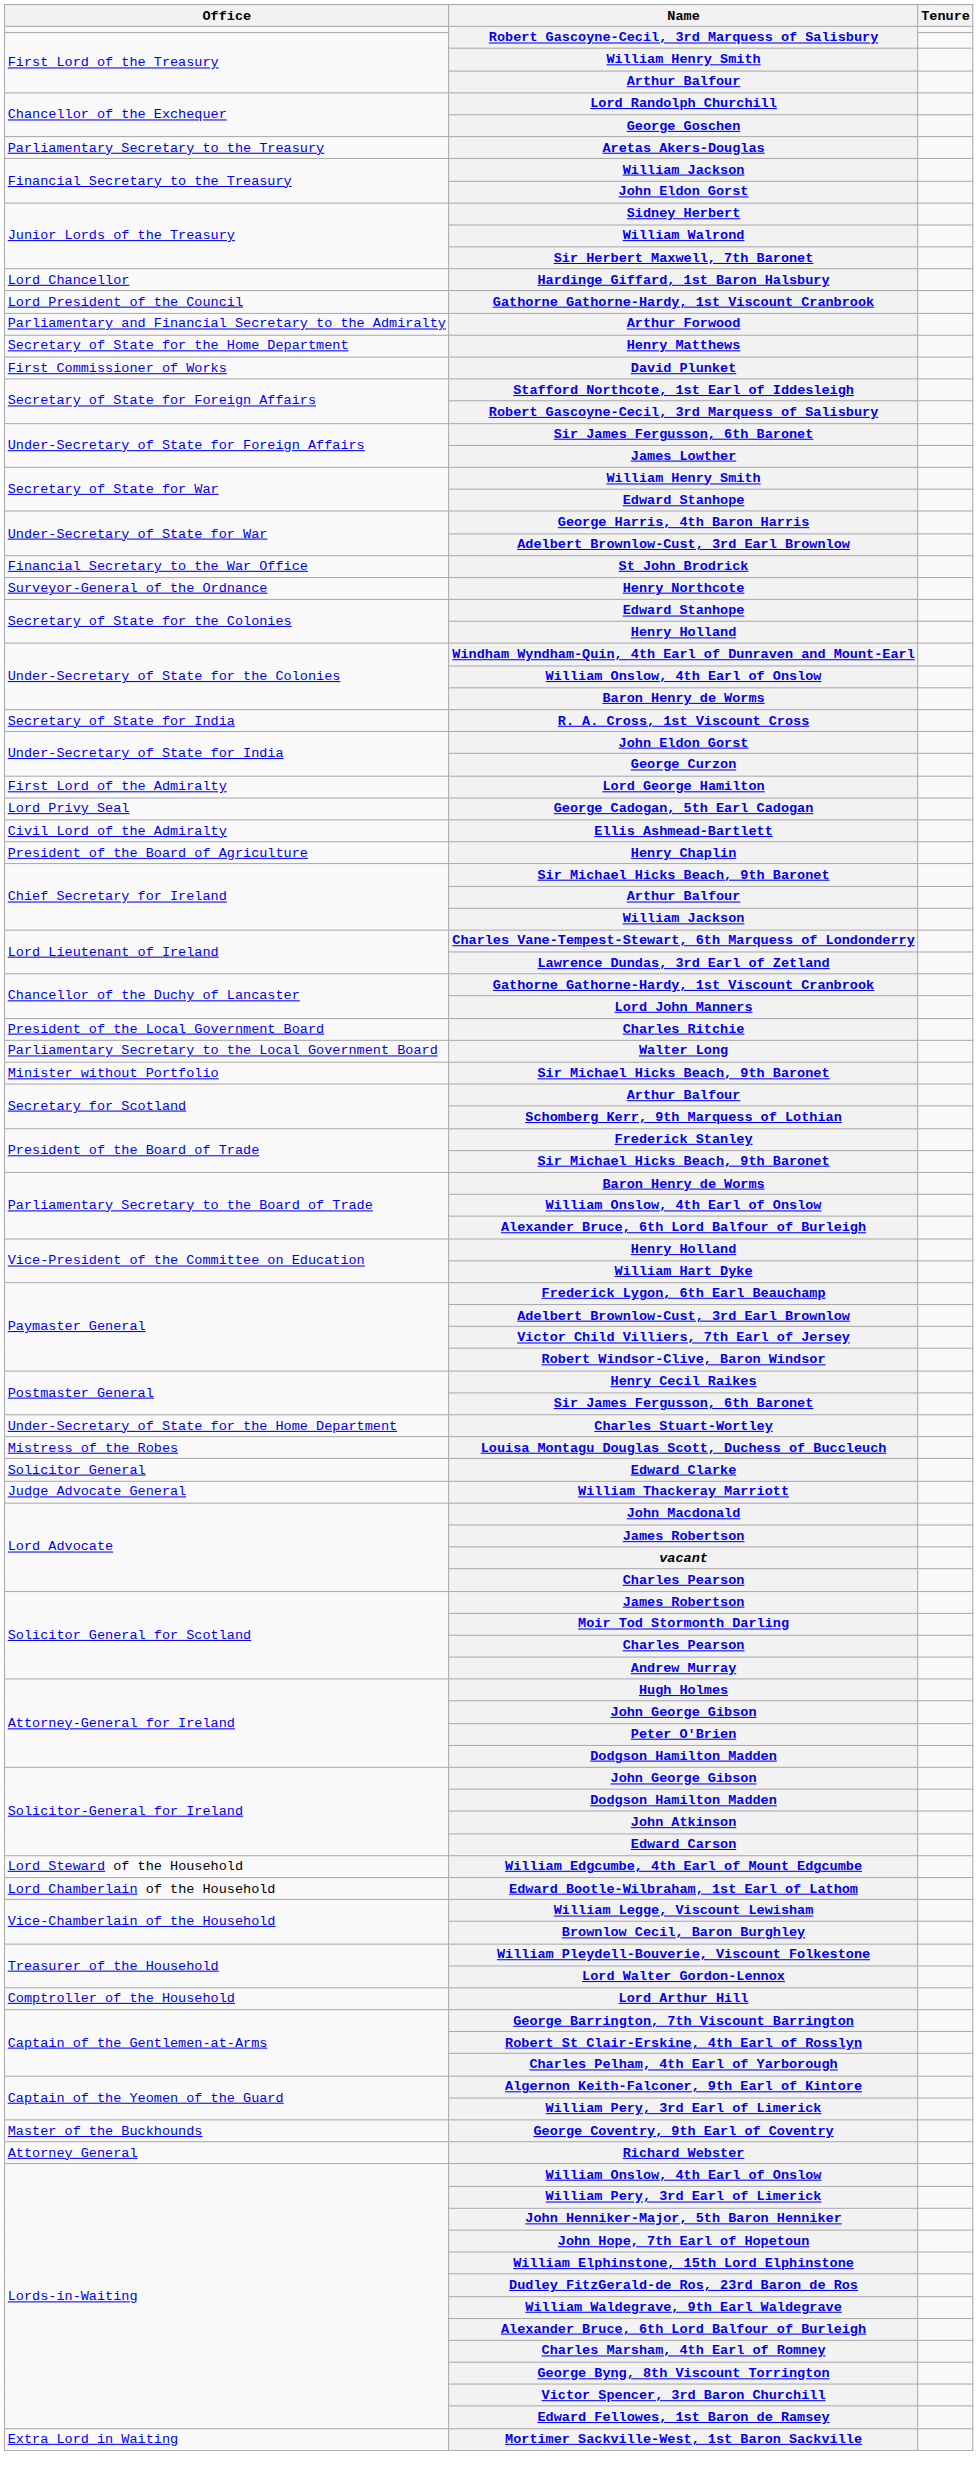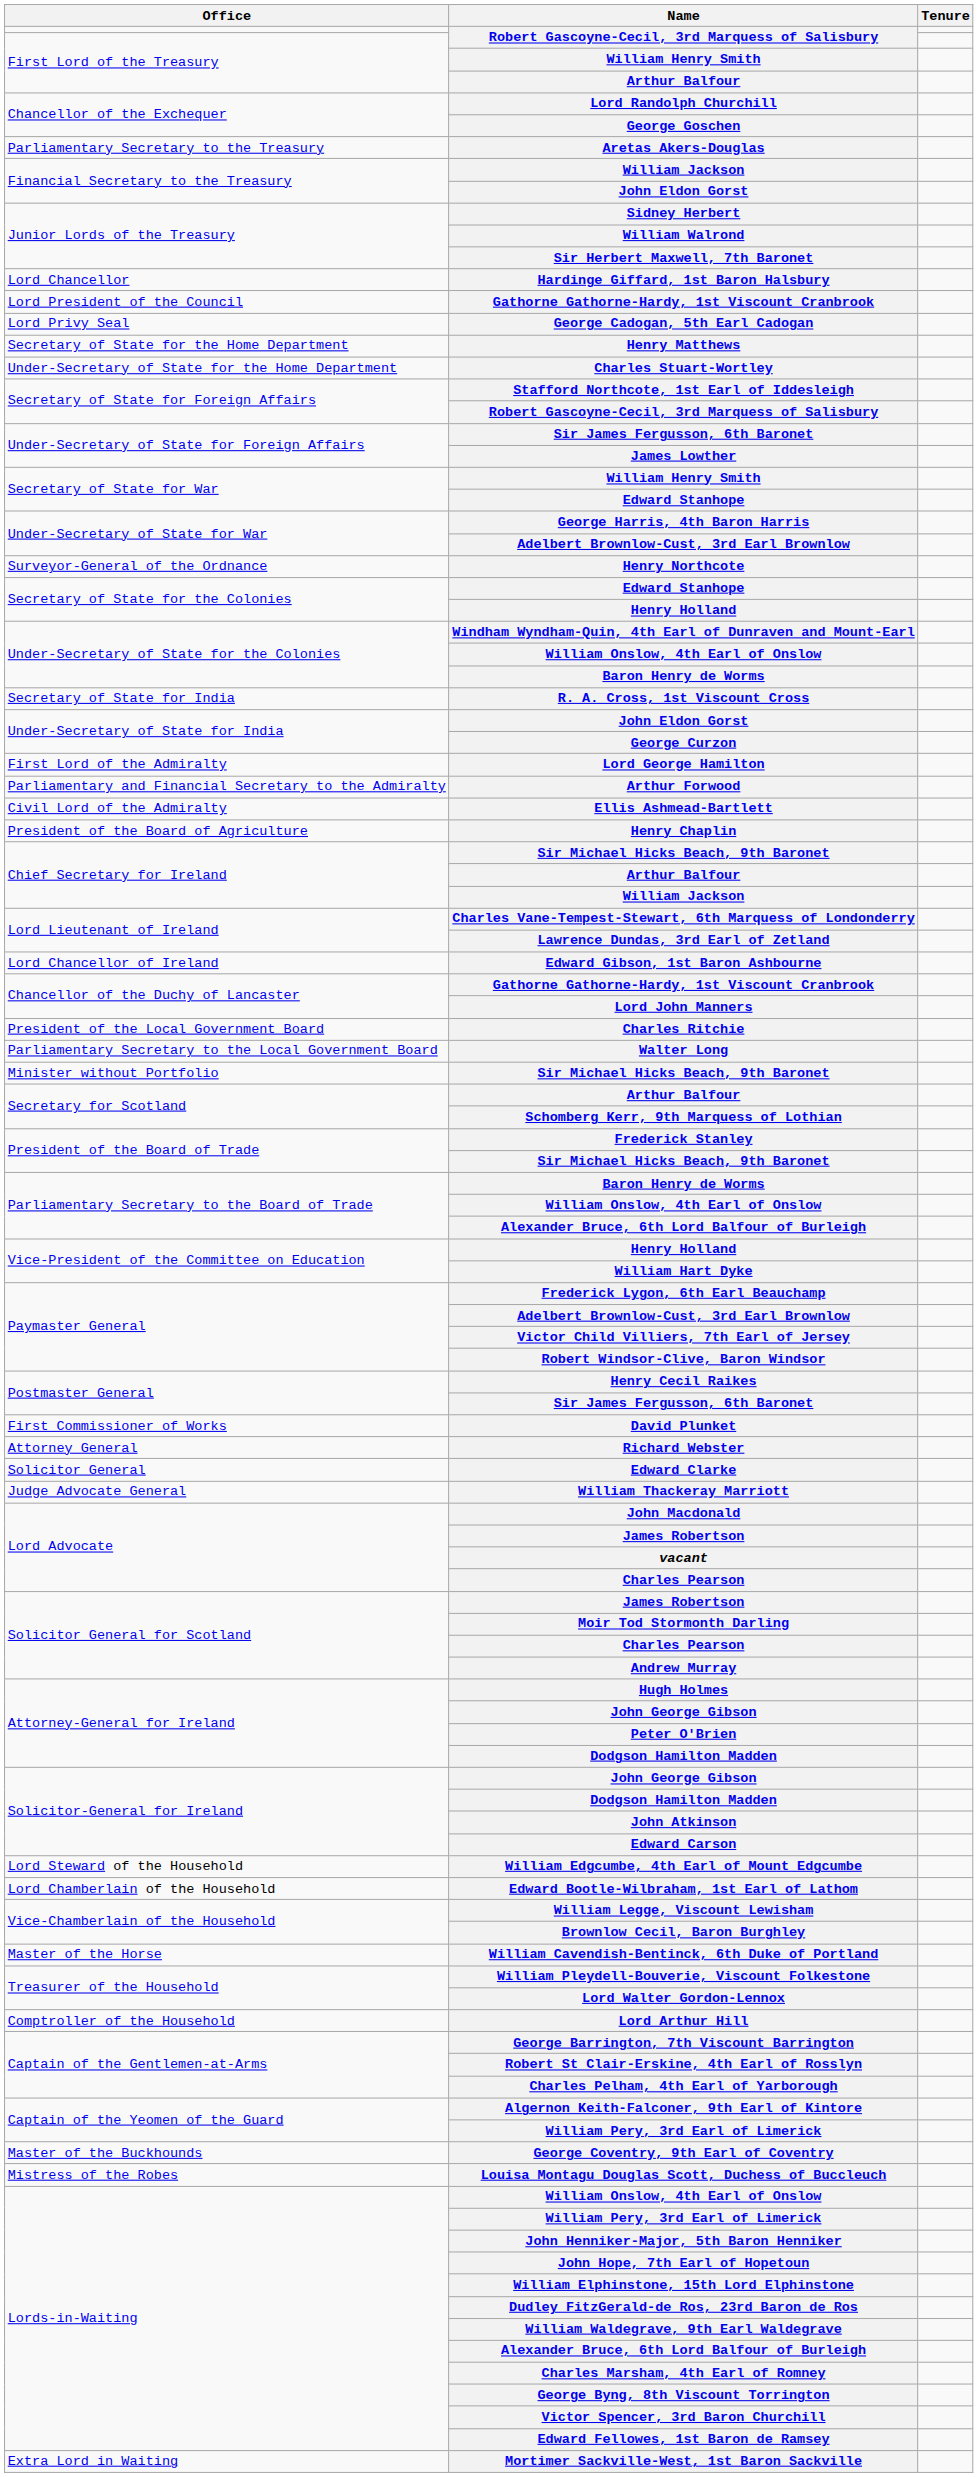rows swapped: (69, 809) <-> (227, 324)
rows swapped: (202, 1426) <-> (117, 368)
- row: (158, 566)
+ row: (113, 963)
rows swapped: (73, 2153) <-> (93, 1448)
+ row: (85, 1955)
